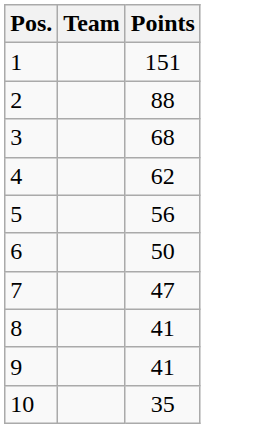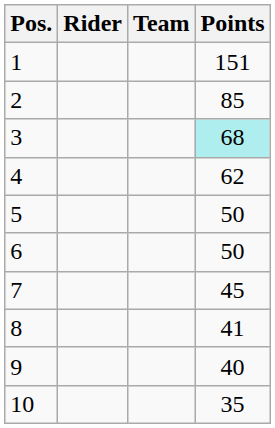+ column: (93, 23)
(163, 99) 88 -> (233, 99) 85
(163, 137) no background -> (233, 137) paleturquoise background
(163, 213) 56 -> (233, 213) 50
(163, 289) 47 -> (233, 289) 45
(163, 366) 41 -> (233, 366) 40
